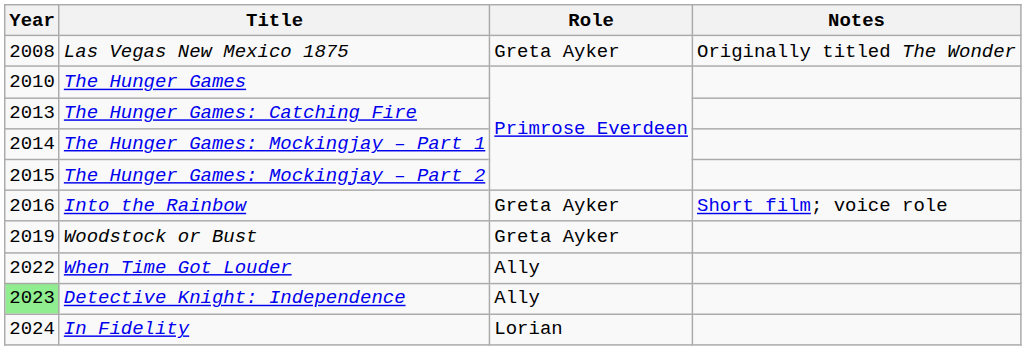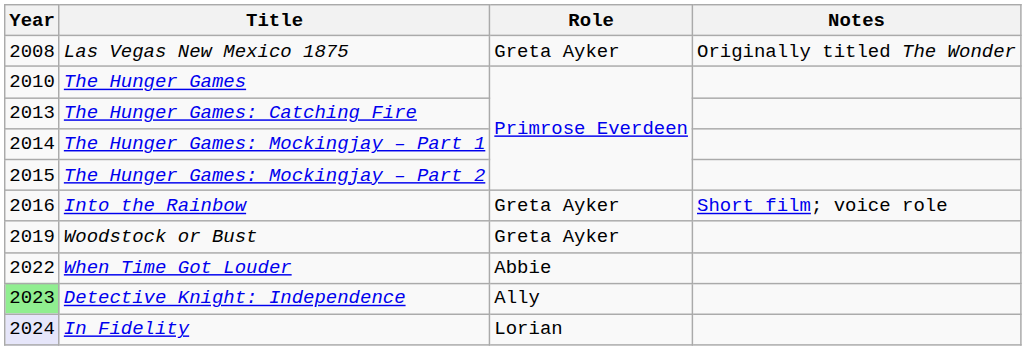(517, 268) Ally -> (523, 268) Abbie
(32, 330) no background -> (32, 330) lavender background
